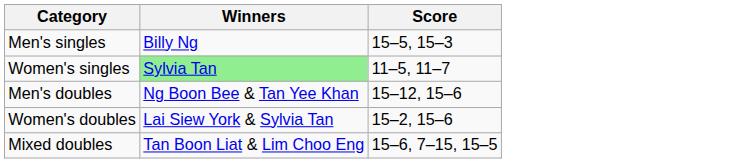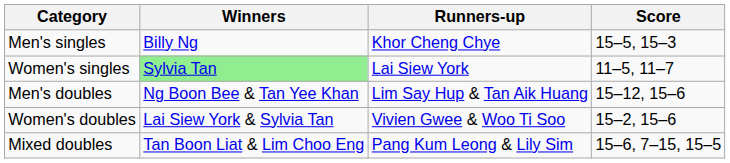+ column: (480, 17)
